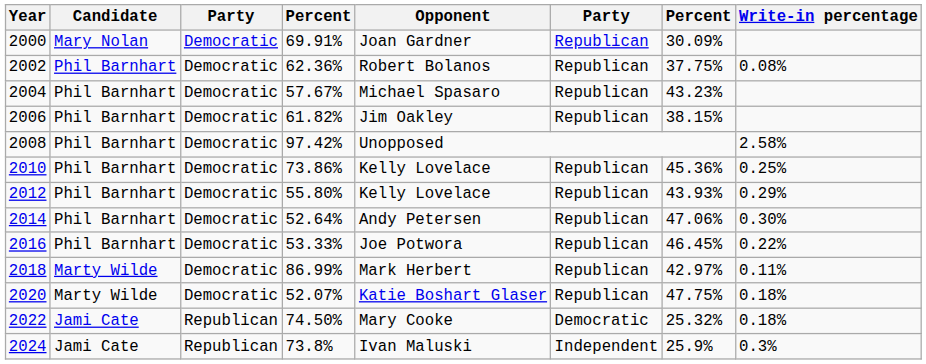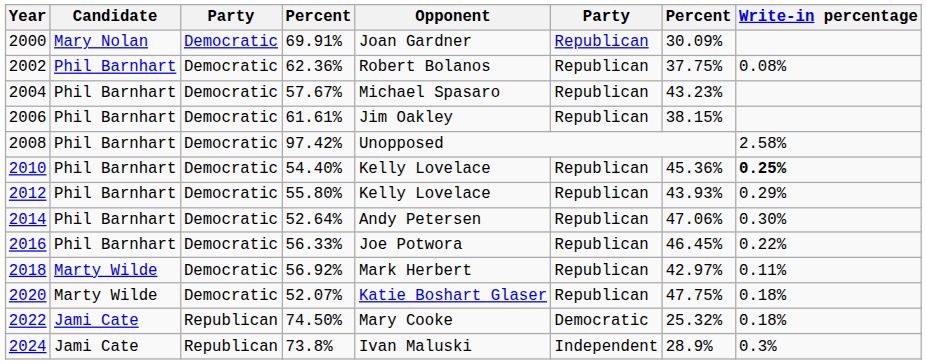(314, 119) 61.82% -> (314, 119) 61.61%
(314, 169) 73.86% -> (314, 169) 54.40%
(763, 169) normal -> (763, 169) bold
(314, 245) 53.33% -> (314, 245) 56.33%
(314, 271) 86.99% -> (314, 271) 56.92%
(689, 346) 25.9% -> (689, 346) 28.9%
